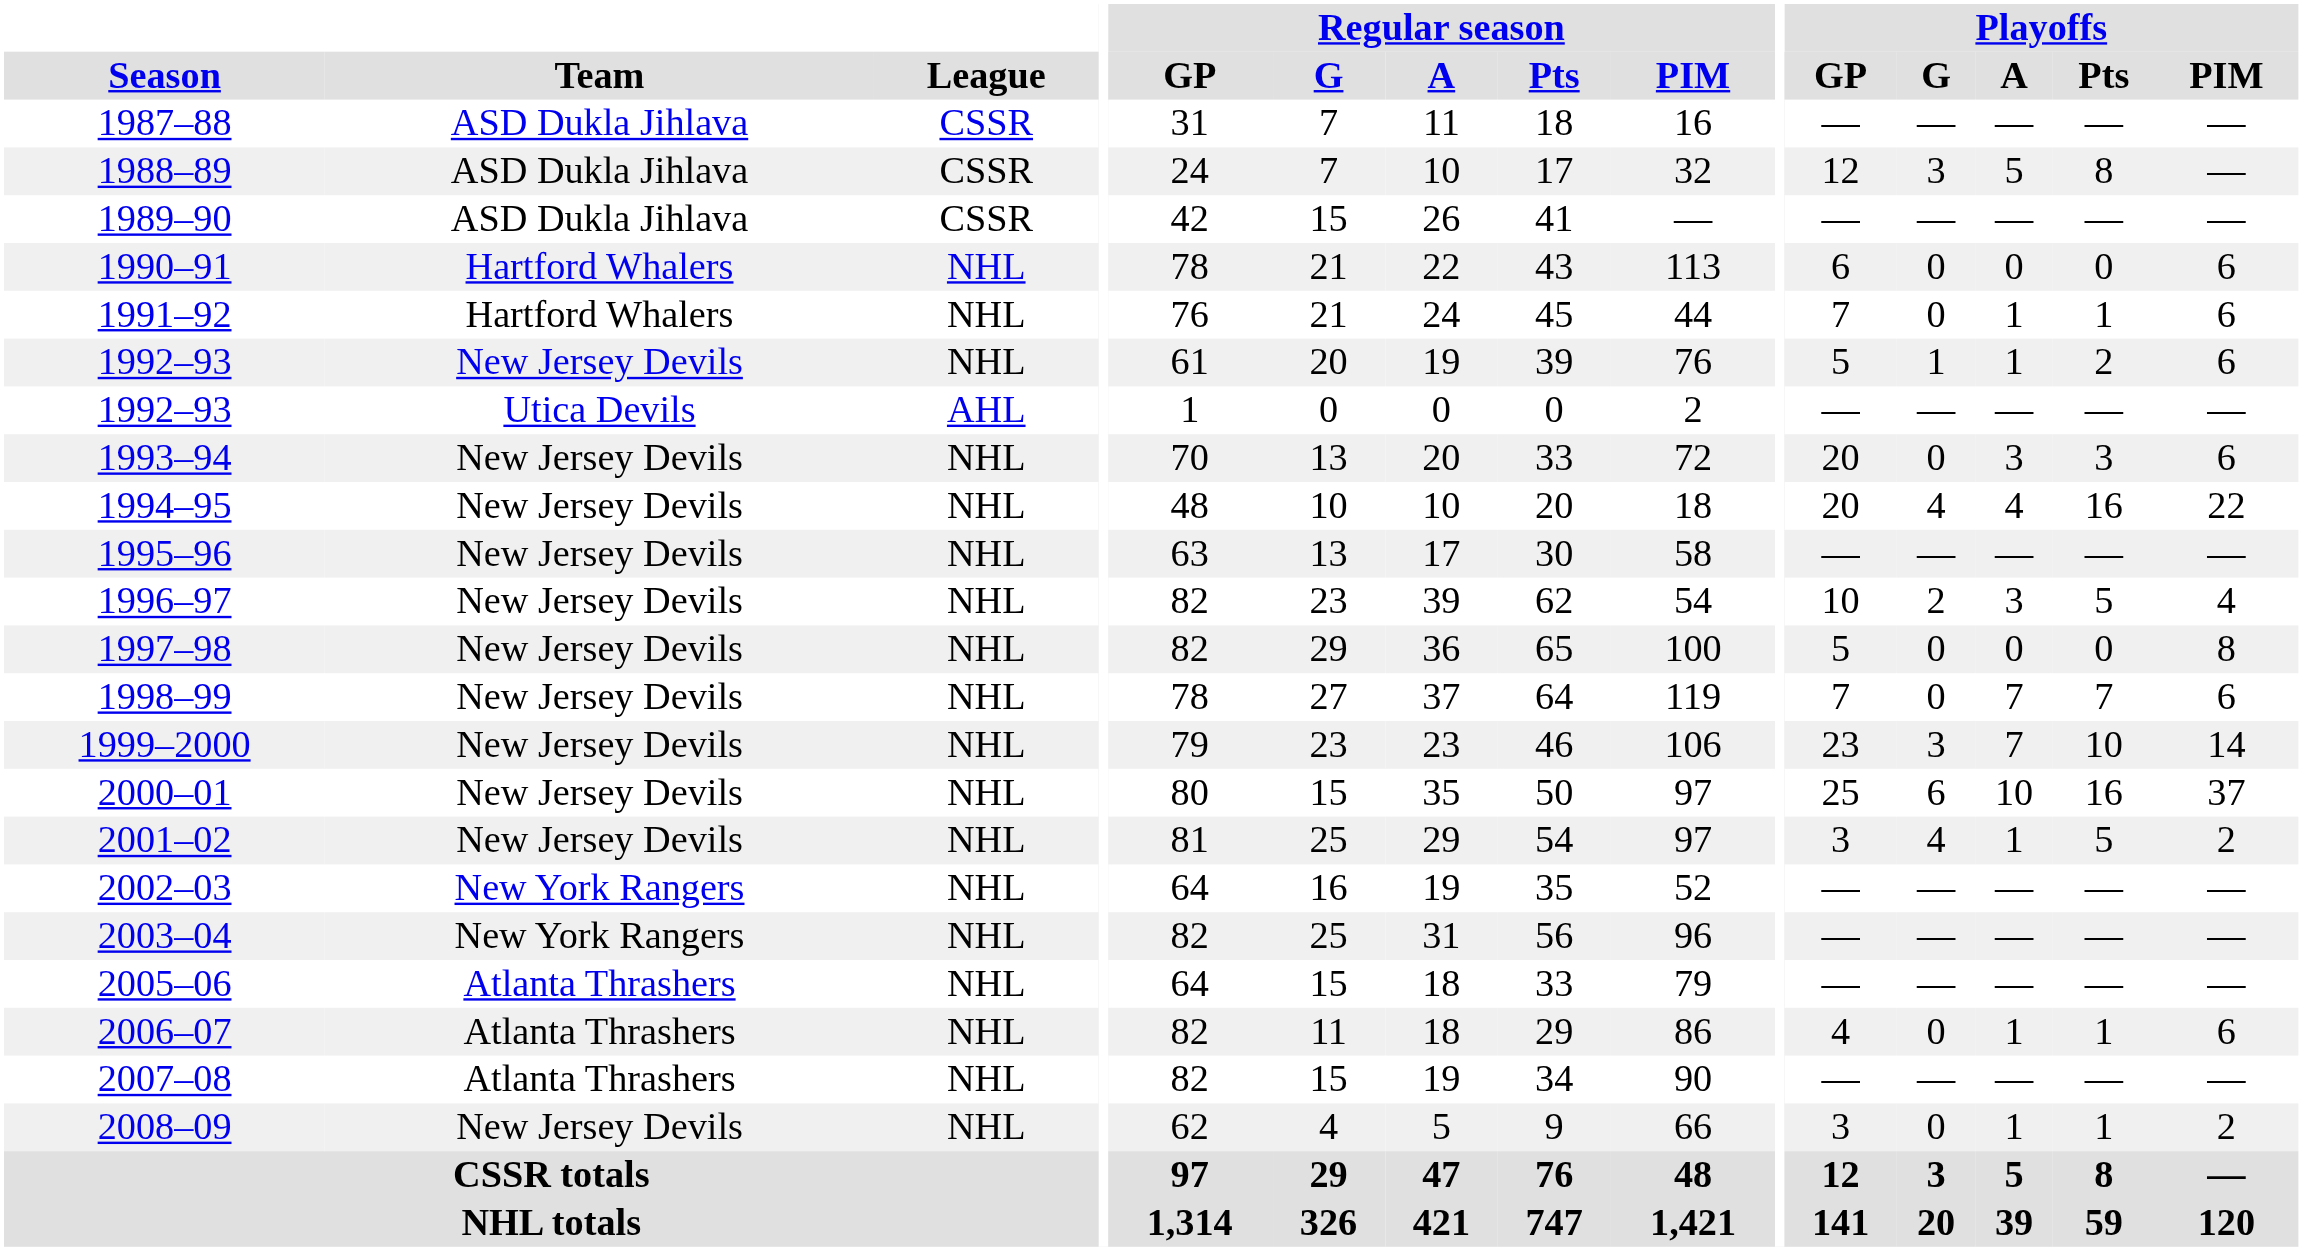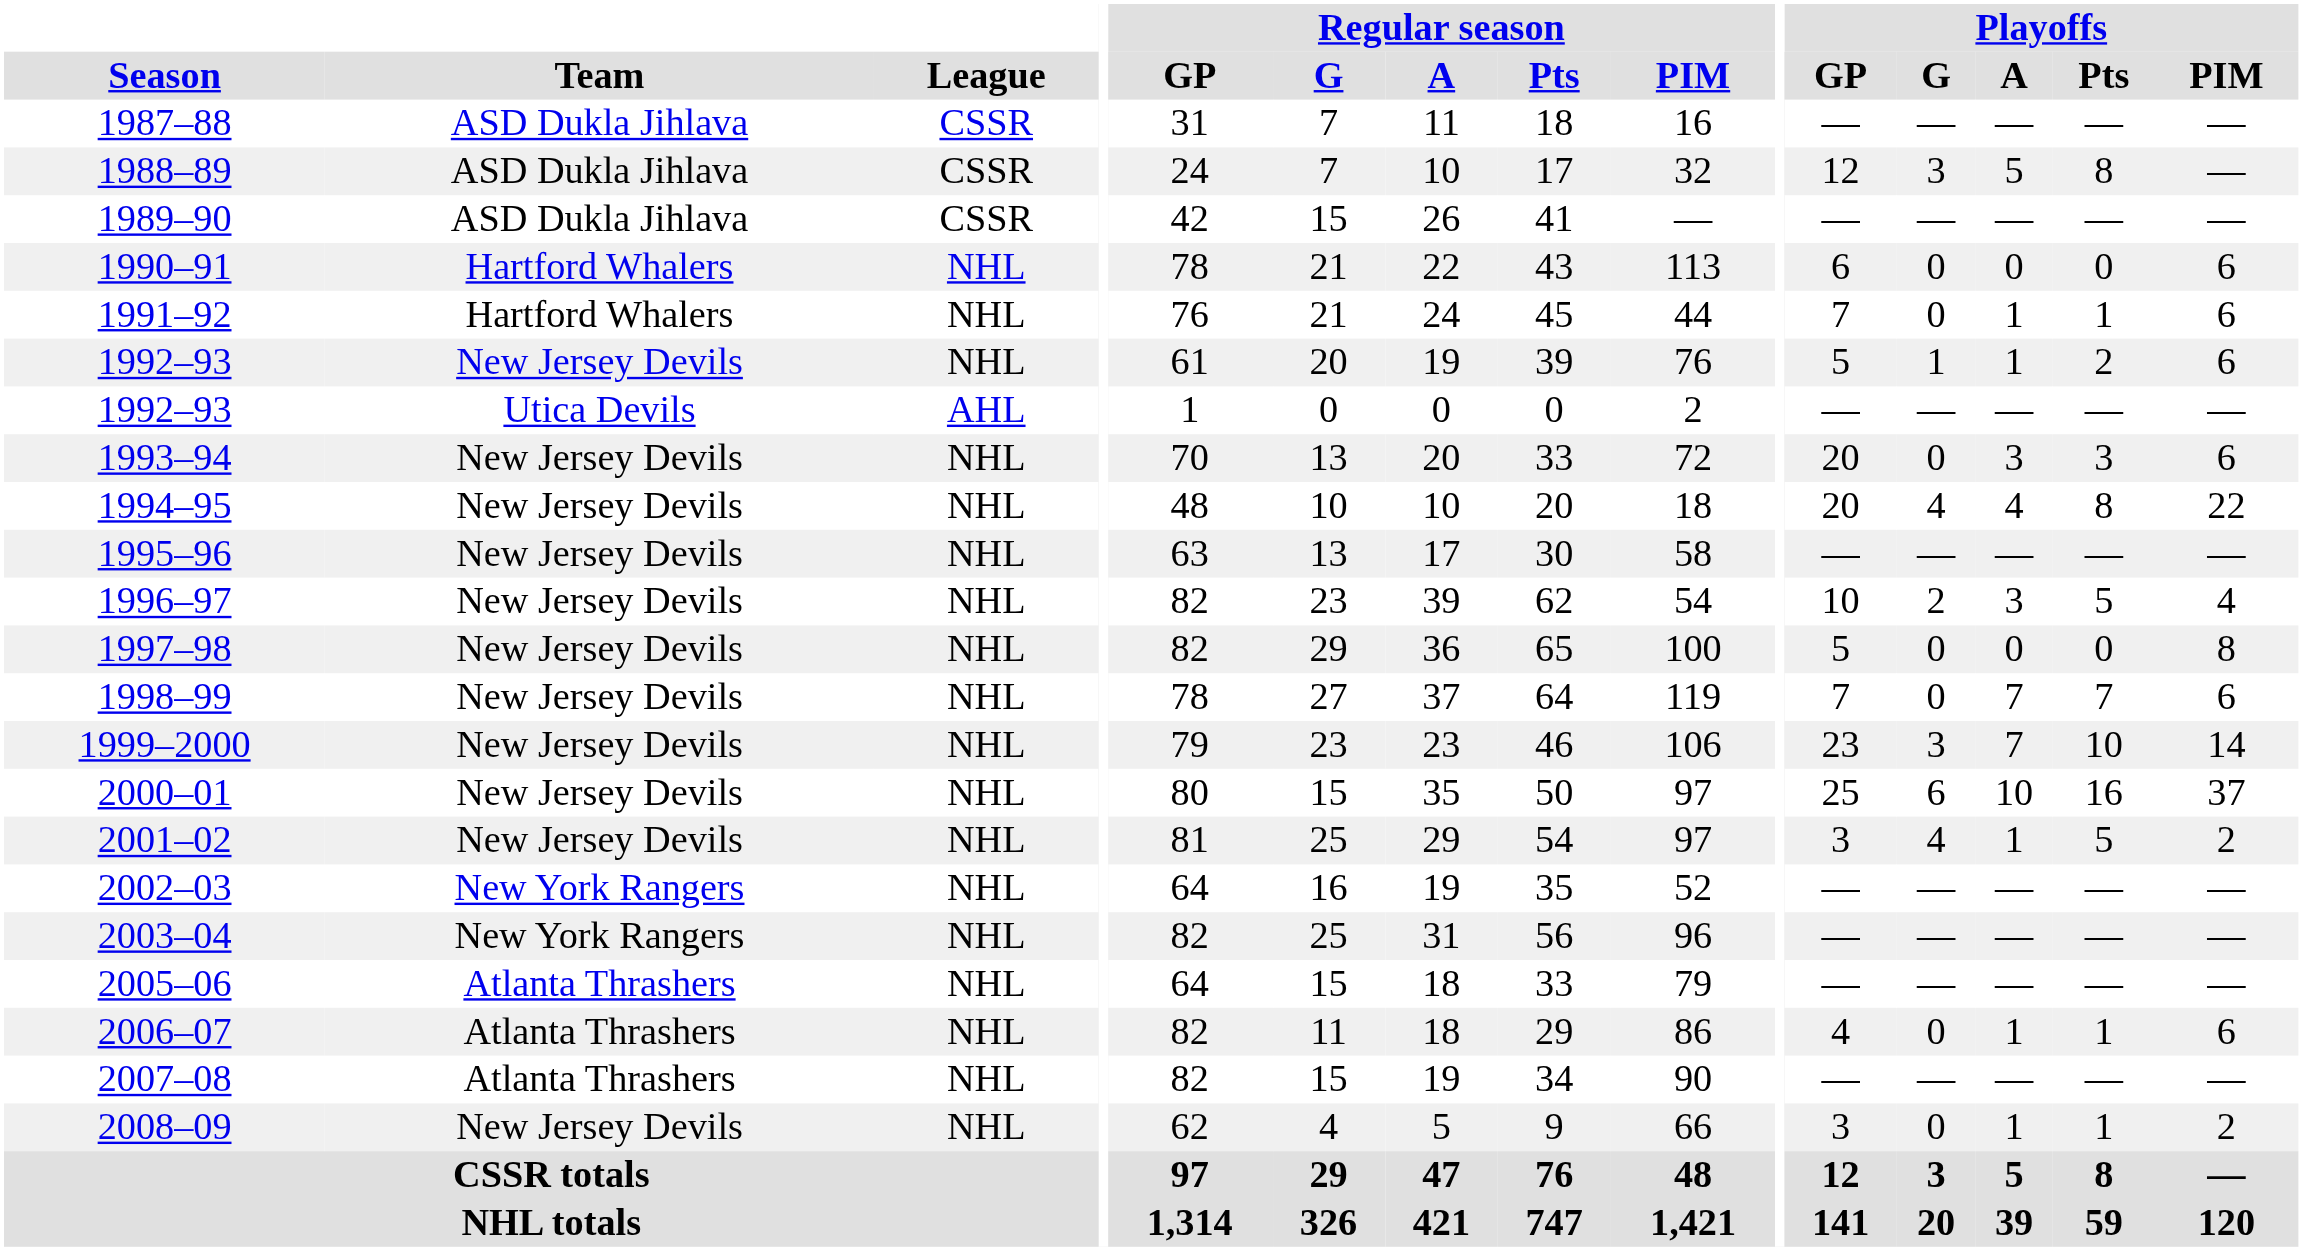(2104, 505) 16 -> (2104, 505) 8
